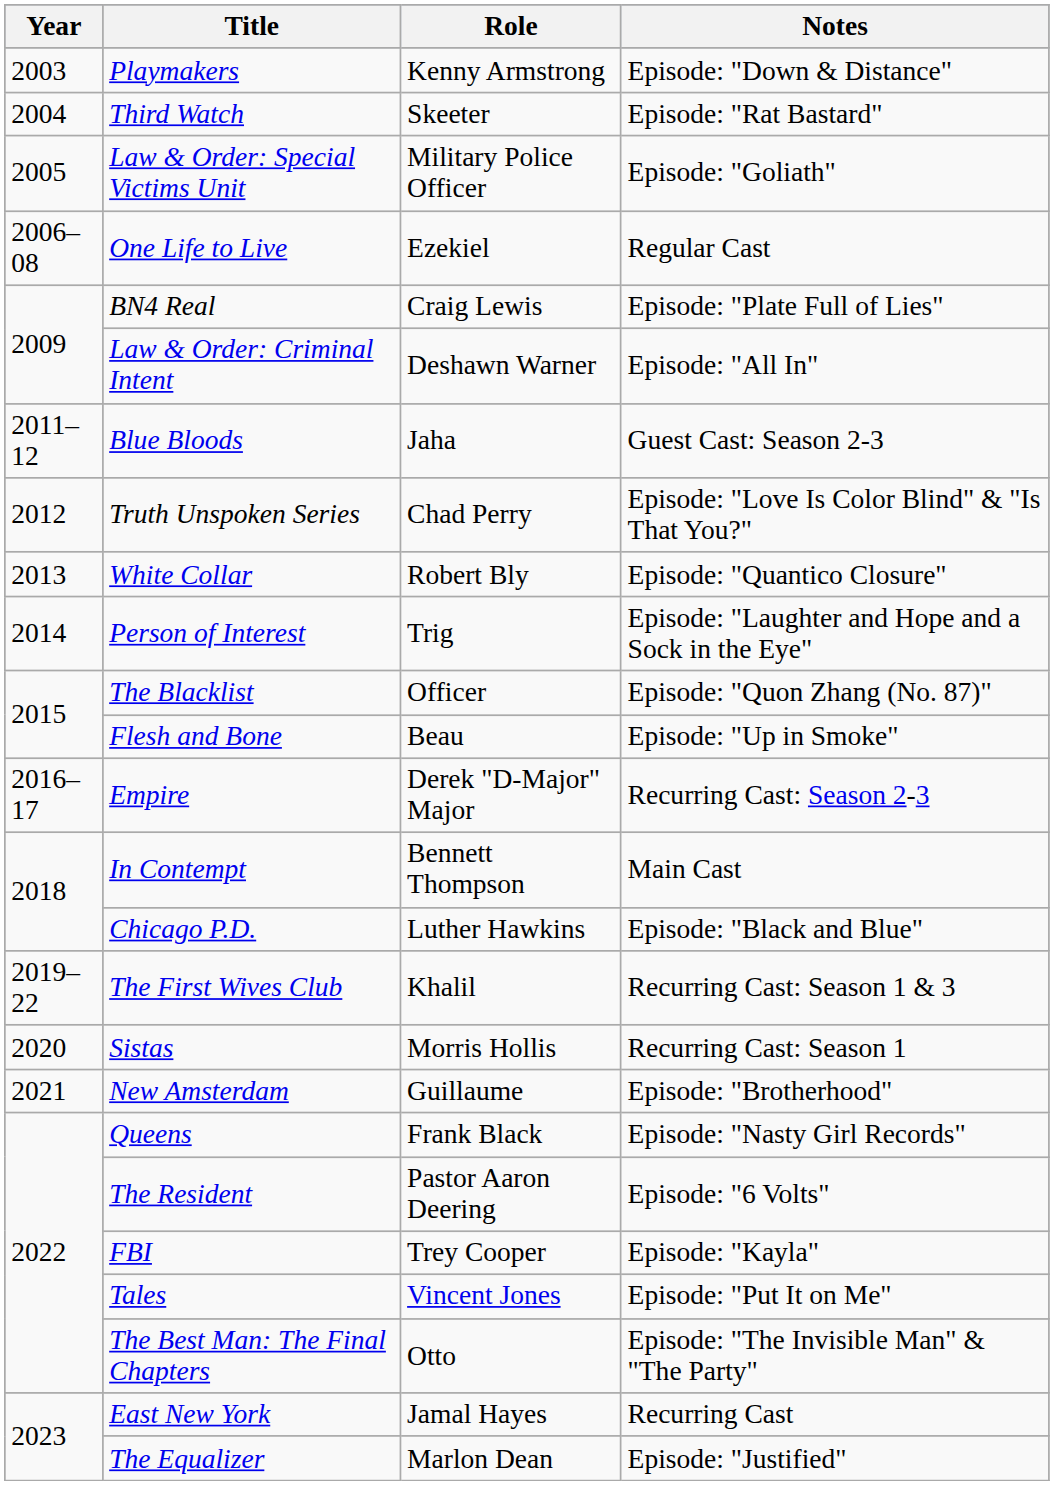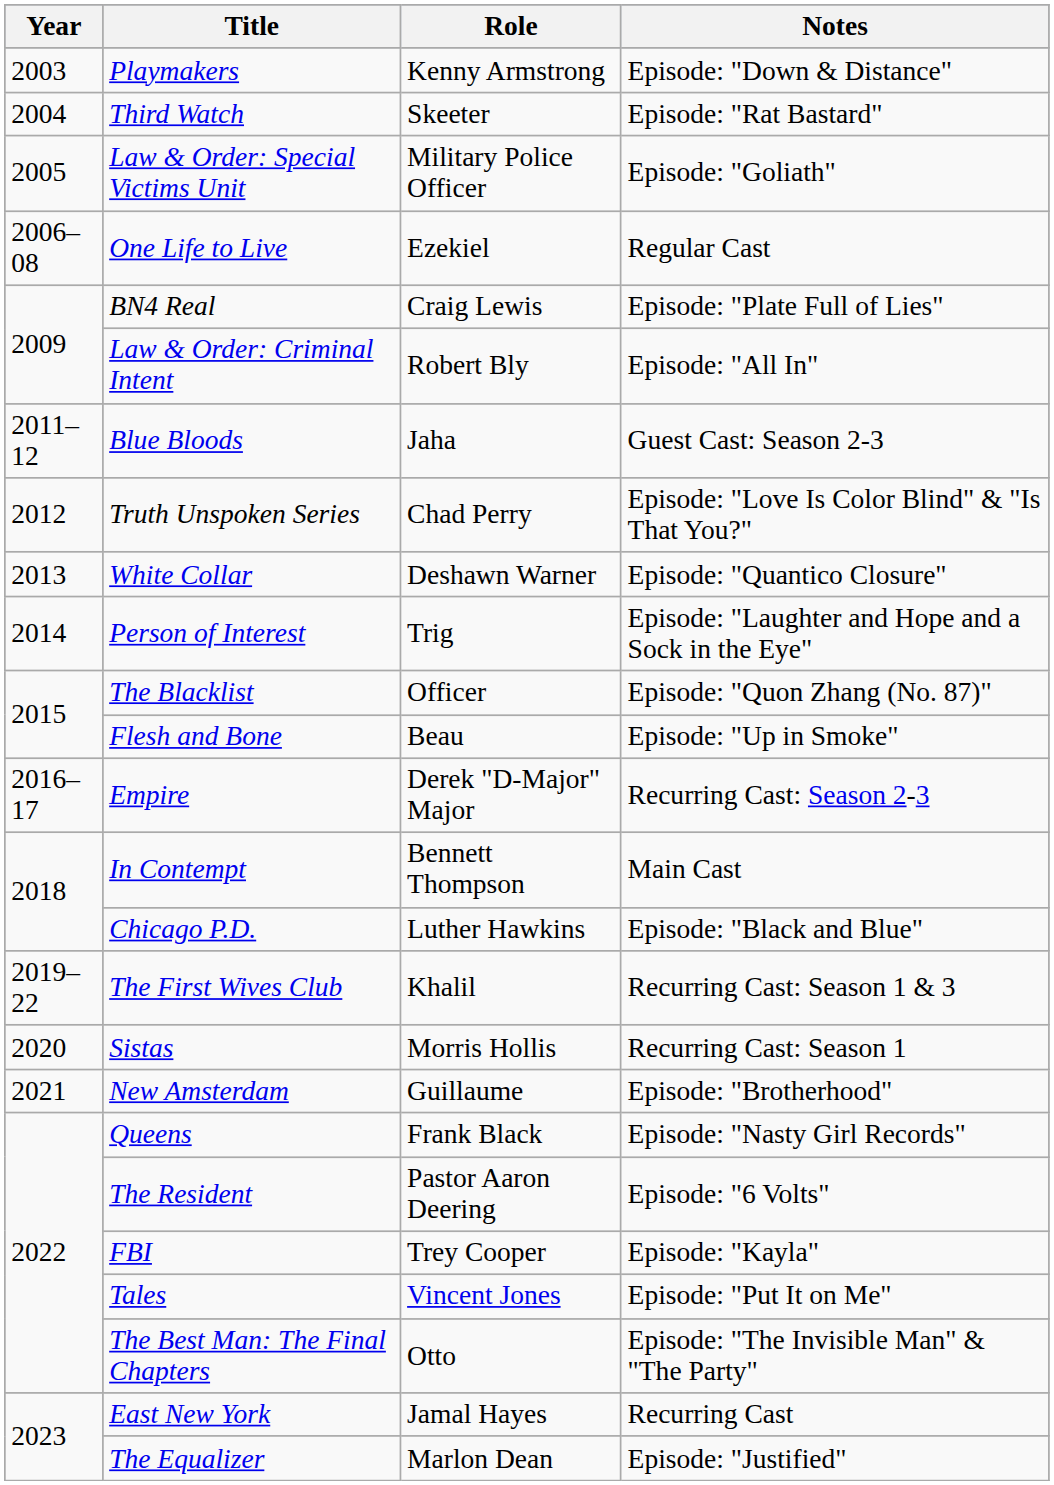(502, 365) Deshawn Warner -> (468, 365) Robert Bly
(468, 573) Robert Bly -> (502, 573) Deshawn Warner
